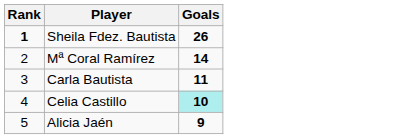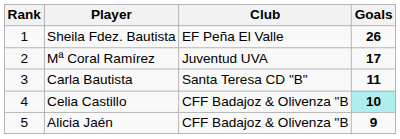+ column: (265, 15)
(24, 36) bold -> (24, 36) normal
(201, 58) 14 -> (374, 58) 17
